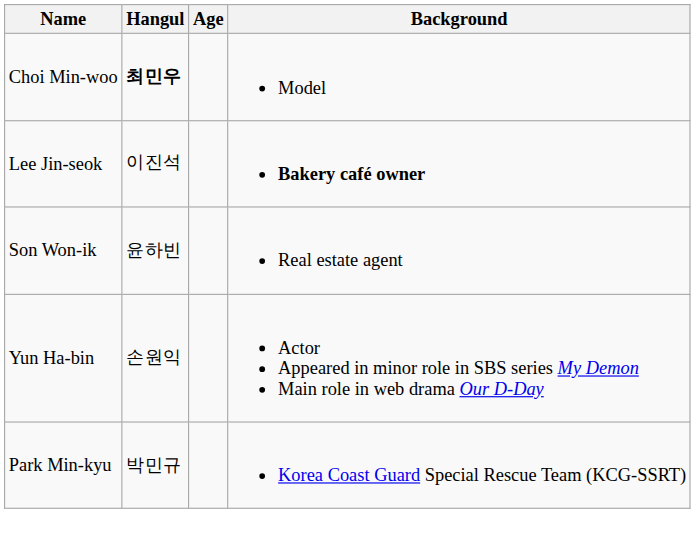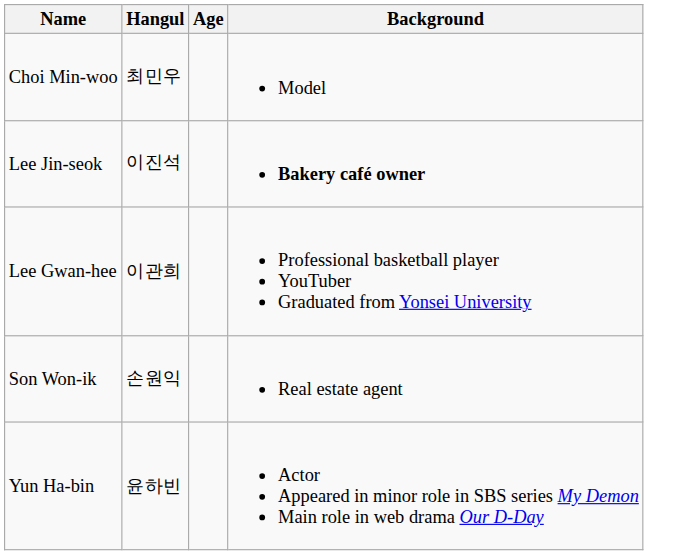(154, 76) bold -> (154, 76) normal
+ row: (63, 271)
(154, 249) 윤하빈 -> (154, 377) 손원익
(154, 357) 손원익 -> (154, 485) 윤하빈
- row: (60, 465)
